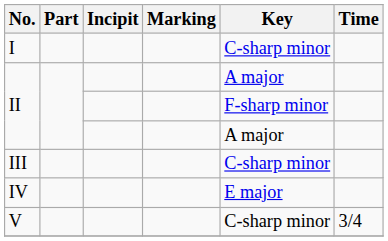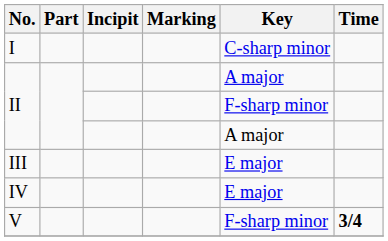(277, 163) C-sharp minor -> (253, 163) E major
(277, 221) C-sharp minor -> (276, 221) F-sharp minor
(350, 221) normal -> (350, 221) bold
